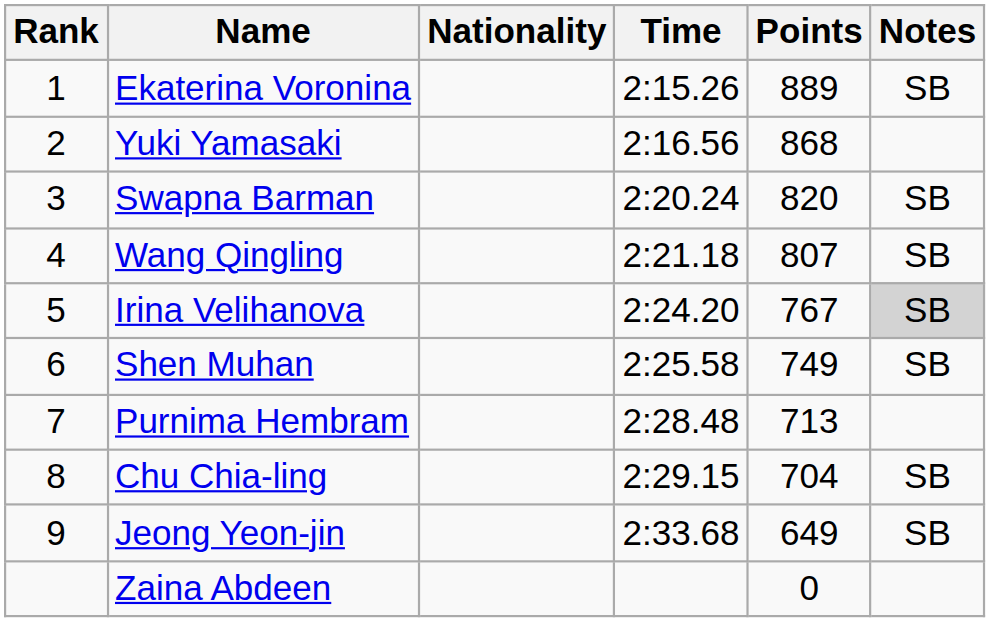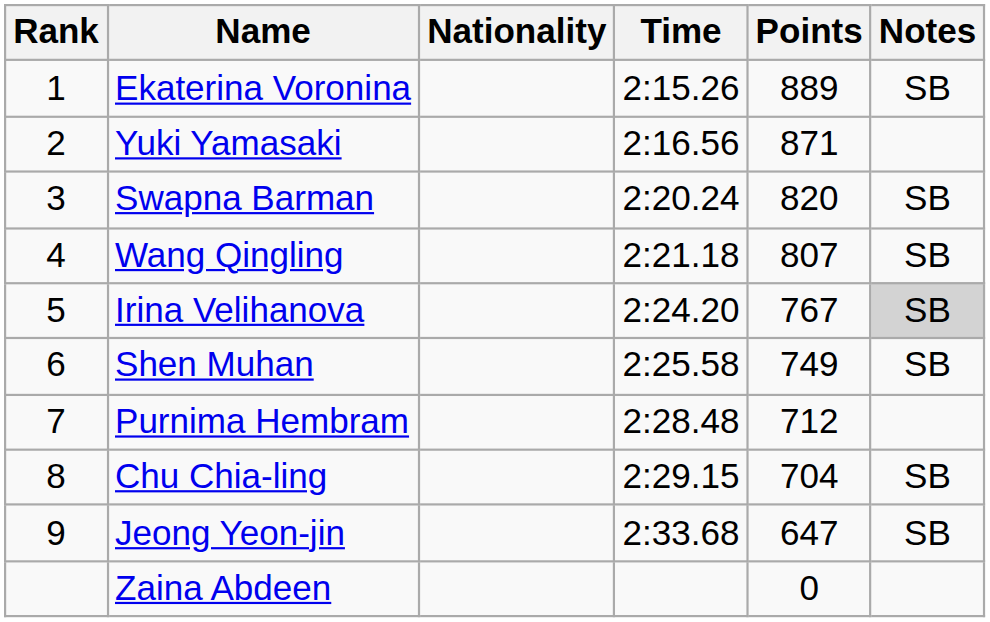(809, 143) 868 -> (809, 143) 871
(809, 421) 713 -> (809, 421) 712
(809, 532) 649 -> (809, 532) 647
